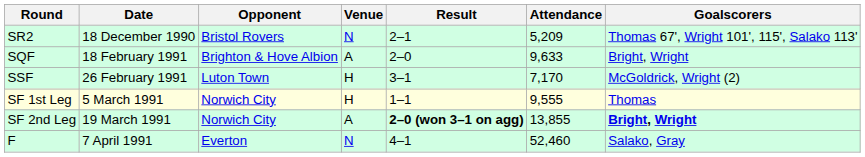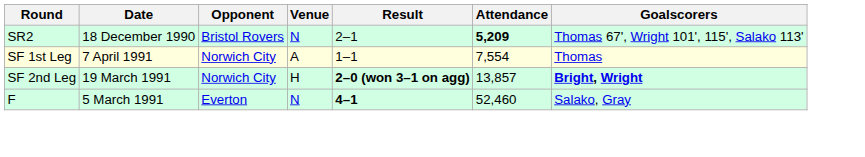(546, 36) normal -> (492, 36) bold
- row: (21, 57)
- row: (20, 78)
(123, 99) 5 March 1991 -> (117, 57) 7 April 1991
(349, 99) H -> (295, 57) A
(546, 99) 9,555 -> (492, 57) 7,554
(348, 120) A -> (295, 78) H
(550, 120) 13,855 -> (496, 78) 13,857
(117, 141) 7 April 1991 -> (123, 99) 5 March 1991
(400, 141) normal -> (346, 99) bold
